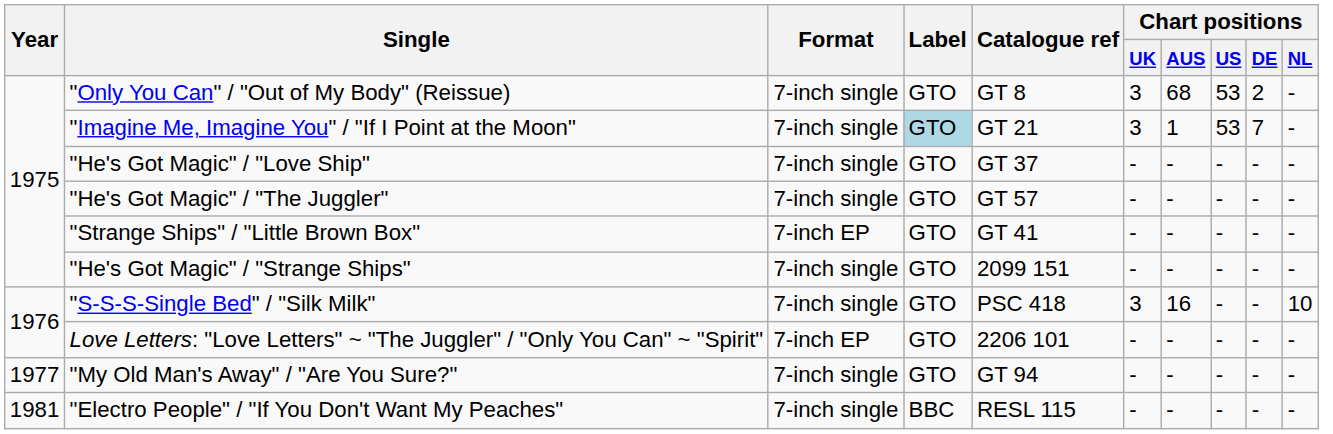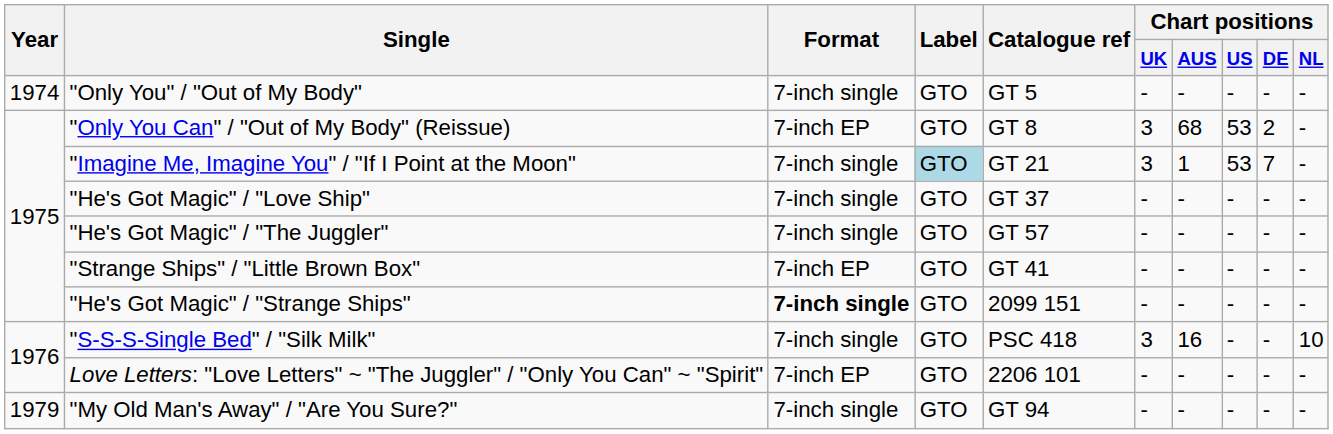+ row: (216, 92)
(836, 92) 7-inch single -> (822, 127) 7-inch EP
(836, 269) normal -> (841, 304) bold
(35, 374) 1977 -> (35, 410) 1979
- row: (316, 410)
